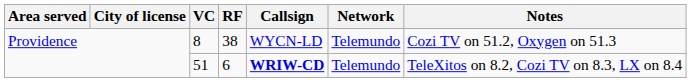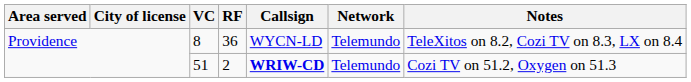(230, 41) 38 -> (230, 41) 36
(512, 41) Cozi TV on 51.2, Oxygen on 51.3 -> (545, 41) TeleXitos on 8.2, Cozi TV on 8.3, LX on 8.4
(226, 65) 6 -> (226, 65) 2
(545, 65) TeleXitos on 8.2, Cozi TV on 8.3, LX on 8.4 -> (512, 65) Cozi TV on 51.2, Oxygen on 51.3
